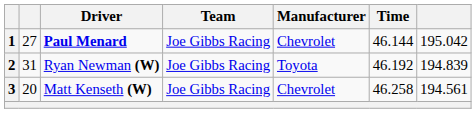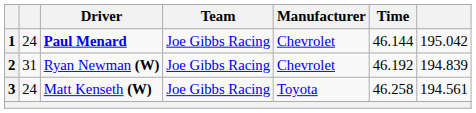(29, 41) 27 -> (29, 41) 24
(297, 65) Toyota -> (306, 65) Chevrolet
(29, 89) 20 -> (29, 89) 24
(306, 89) Chevrolet -> (297, 89) Toyota
